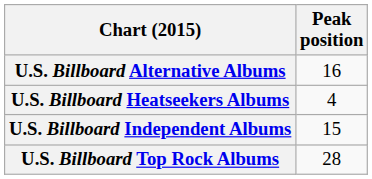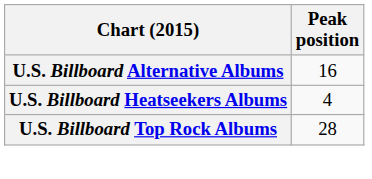- row: (150, 129)
